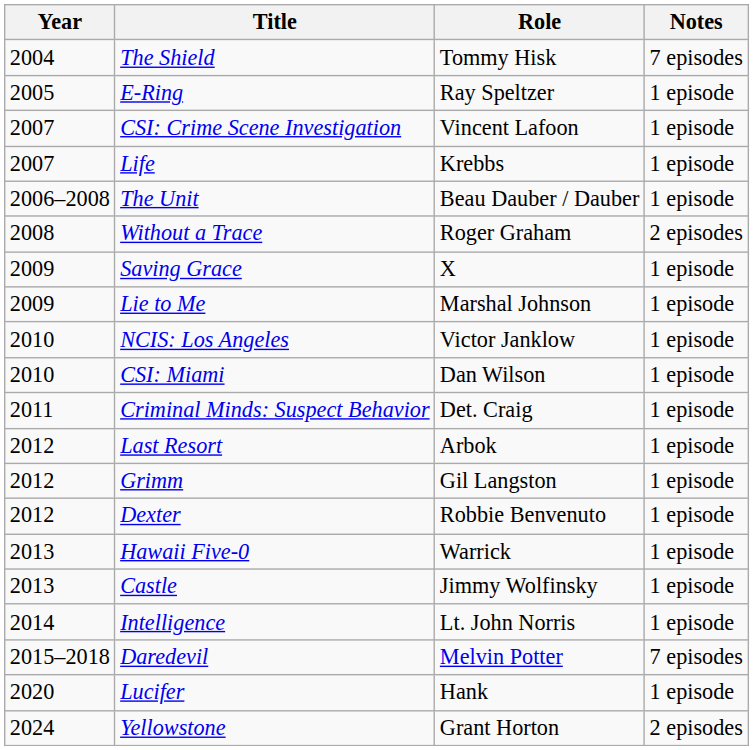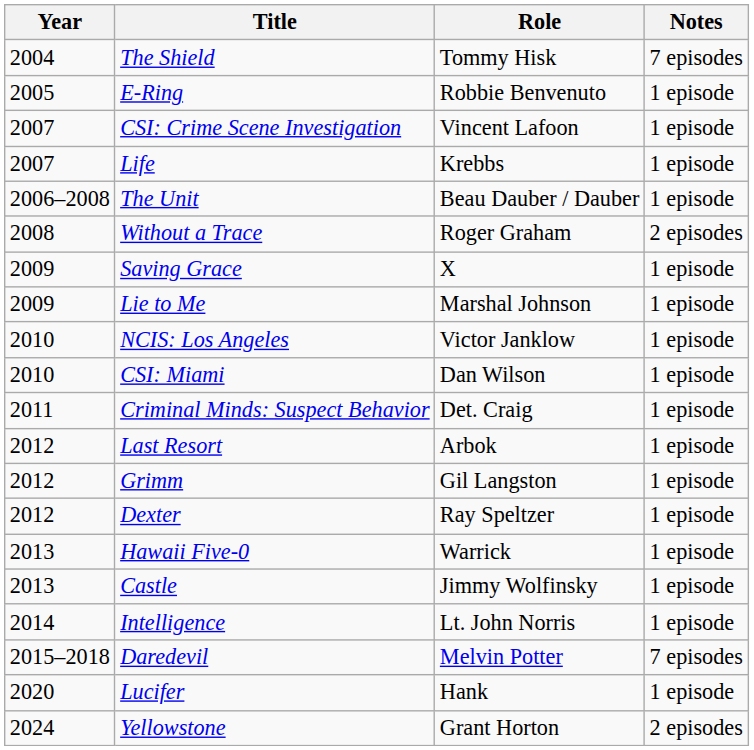(497, 92) Ray Speltzer -> (523, 92) Robbie Benvenuto
(523, 515) Robbie Benvenuto -> (497, 515) Ray Speltzer
